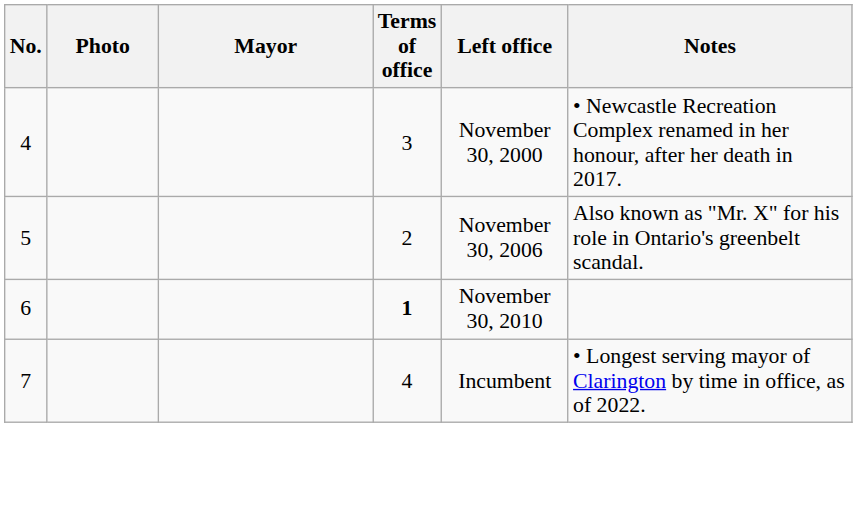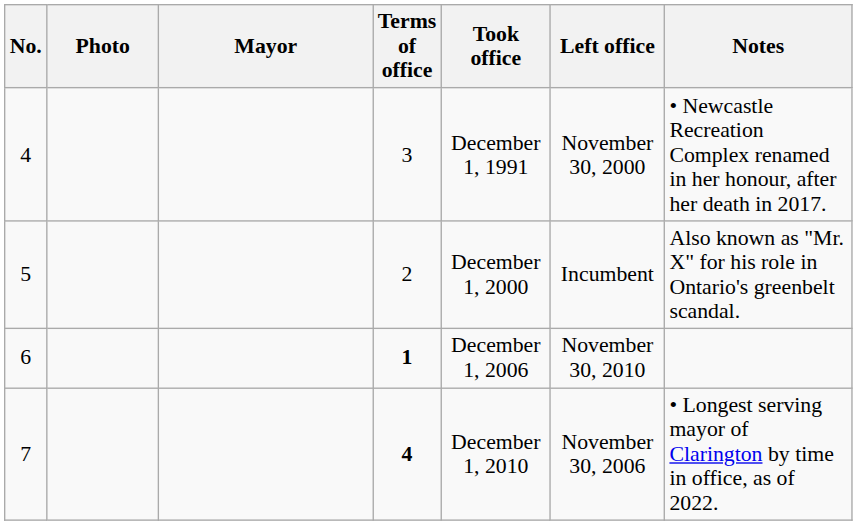+ column: (496, 46)
(505, 237) November 30, 2006 -> (607, 274) Incumbent
(407, 380) normal -> (407, 453) bold
(505, 380) Incumbent -> (607, 453) November 30, 2006
